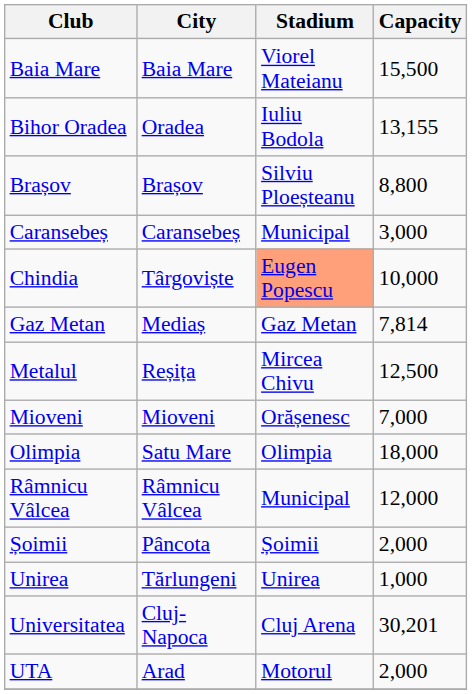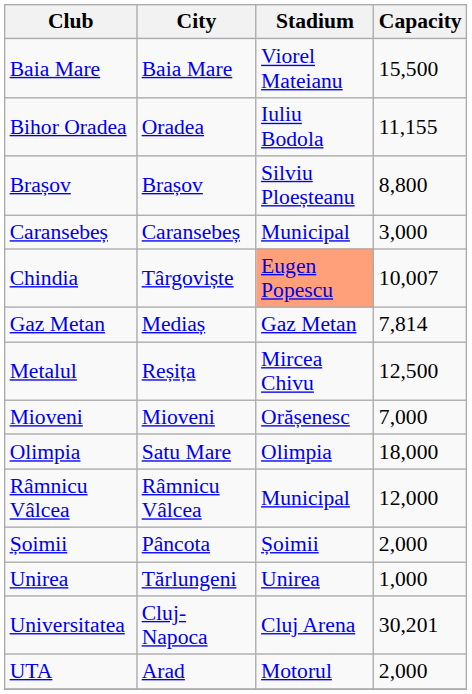(409, 126) 13,155 -> (408, 126) 11,155
(409, 277) 10,000 -> (409, 277) 10,007
